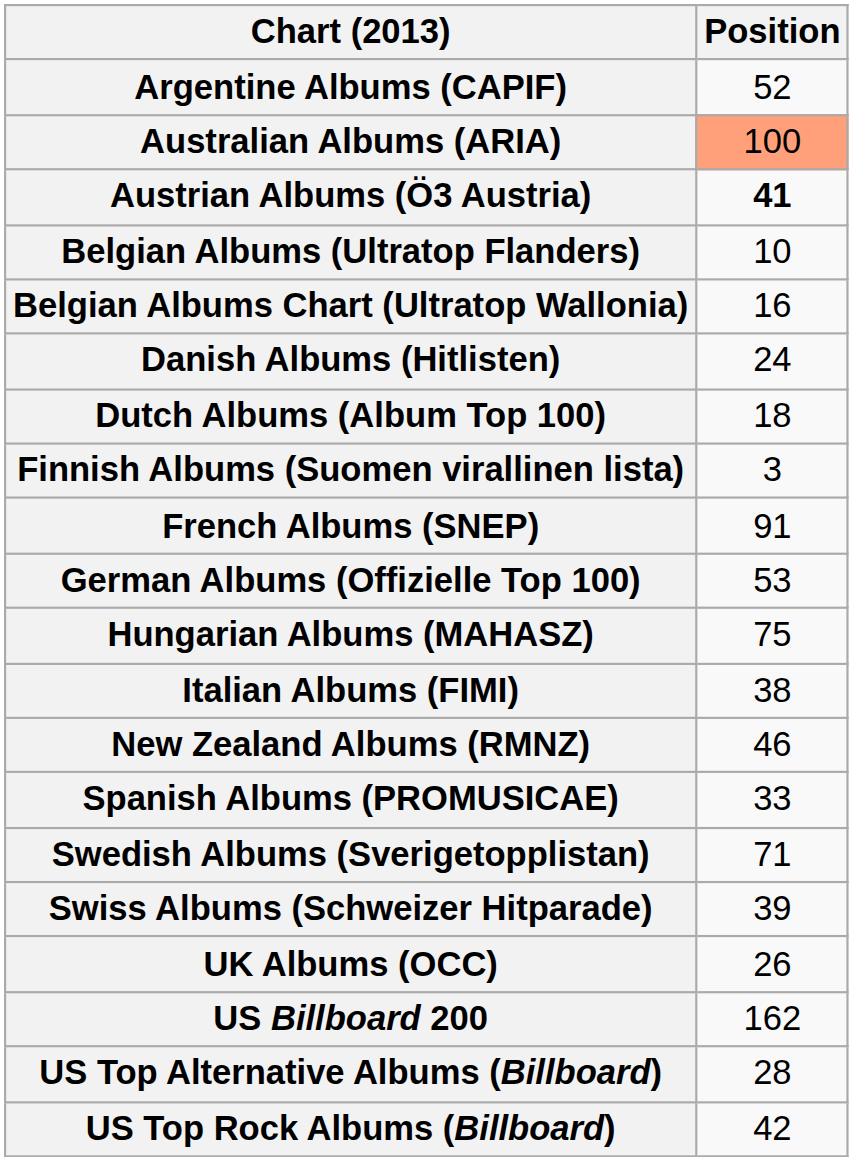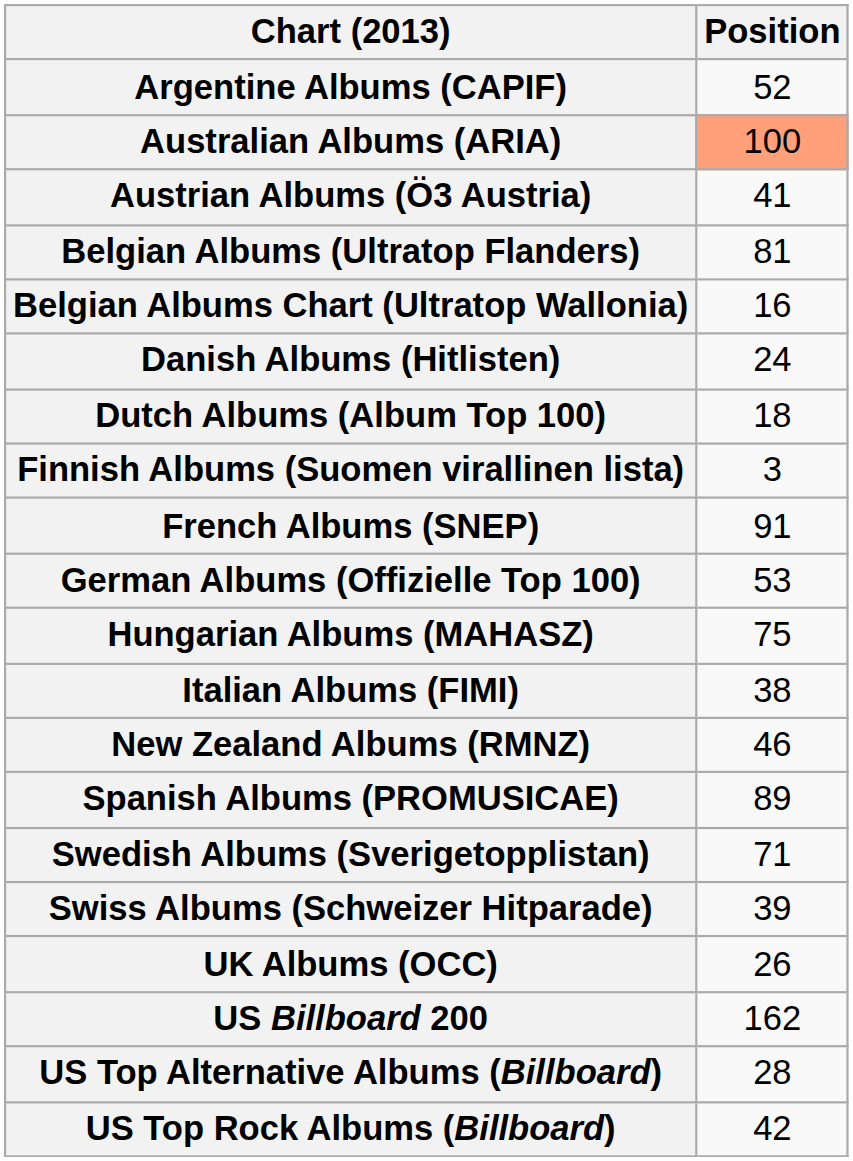(772, 196) bold -> (772, 196) normal
(772, 251) 10 -> (772, 251) 81
(772, 799) 33 -> (772, 799) 89
